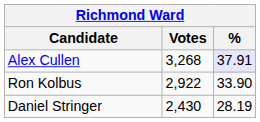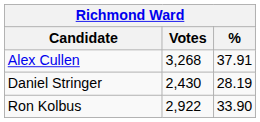(234, 60) lavender background -> (234, 60) no background
rows swapped: (45, 83) <-> (55, 106)
